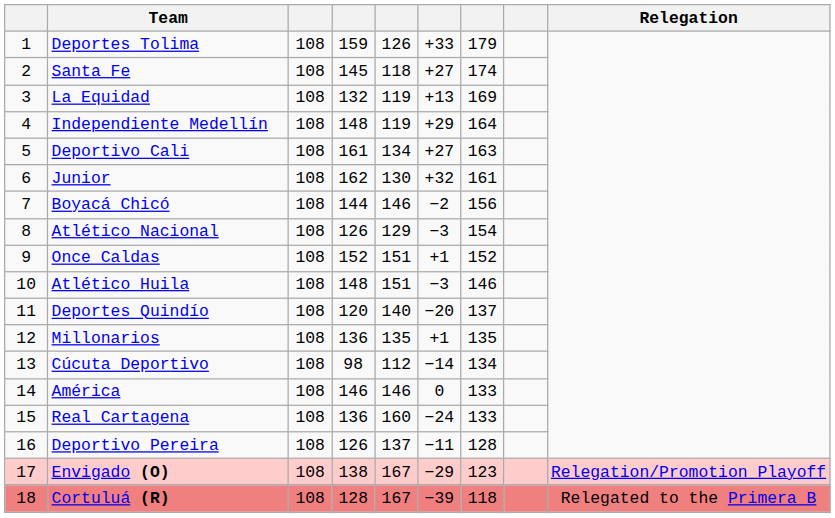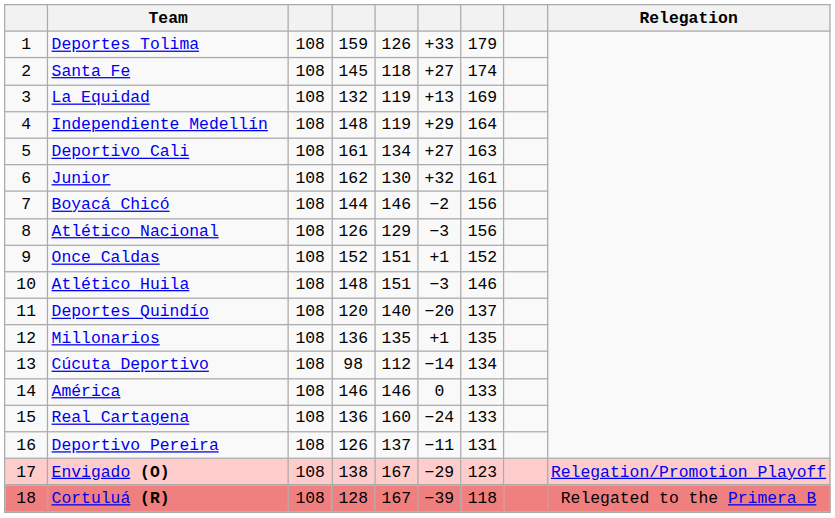(482, 232) 154 -> (482, 232) 156
(482, 445) 128 -> (482, 445) 131
